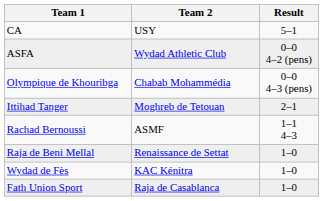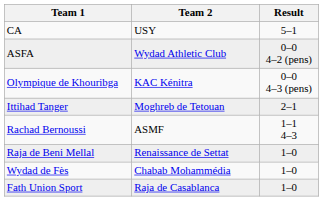(182, 83) Chabab Mohammédia -> (163, 83) KAC Kénitra
(163, 170) KAC Kénitra -> (182, 170) Chabab Mohammédia
